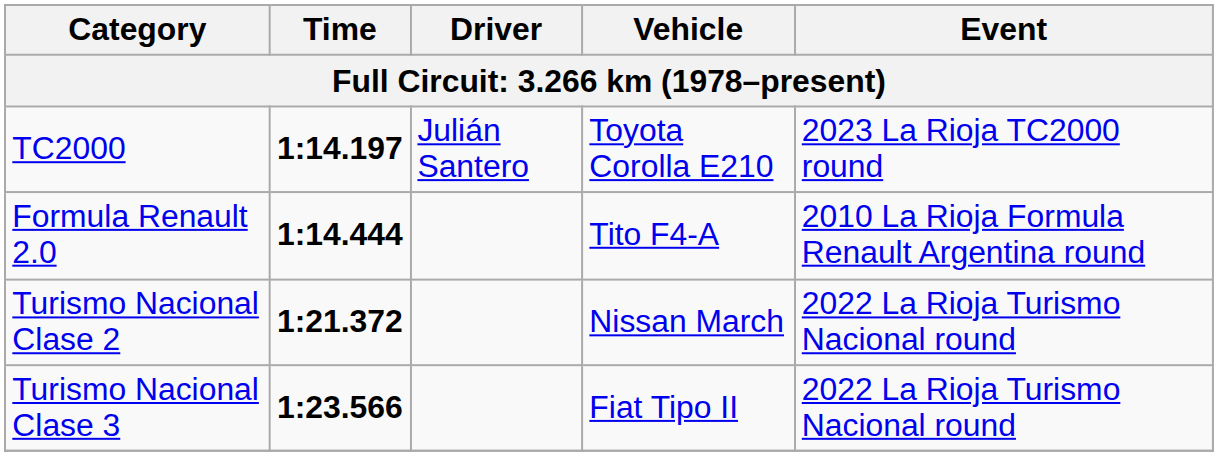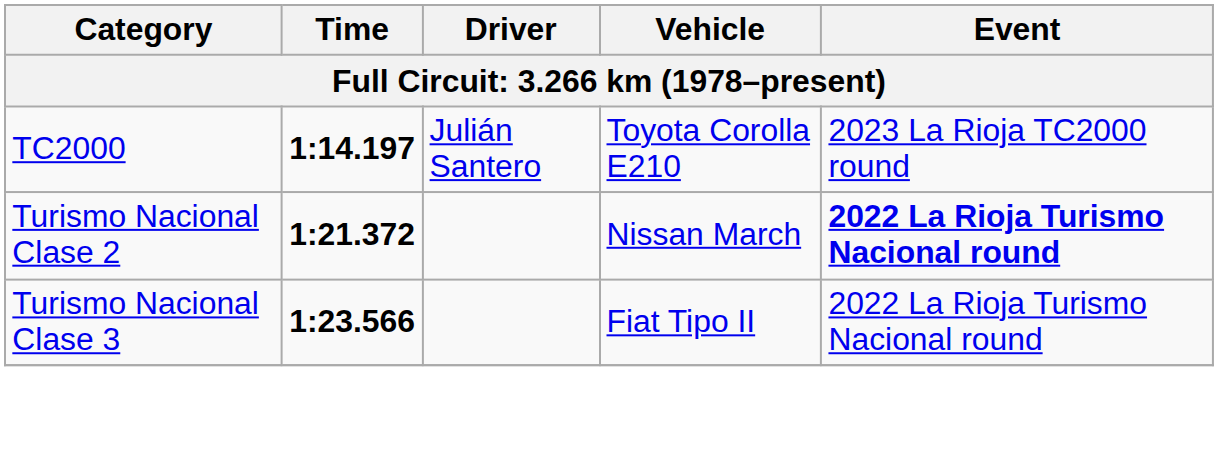- row: (130, 234)
(961, 321) normal -> (996, 234) bold
